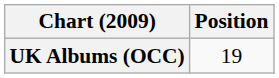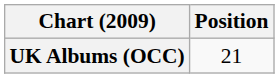(232, 55) 19 -> (232, 55) 21
